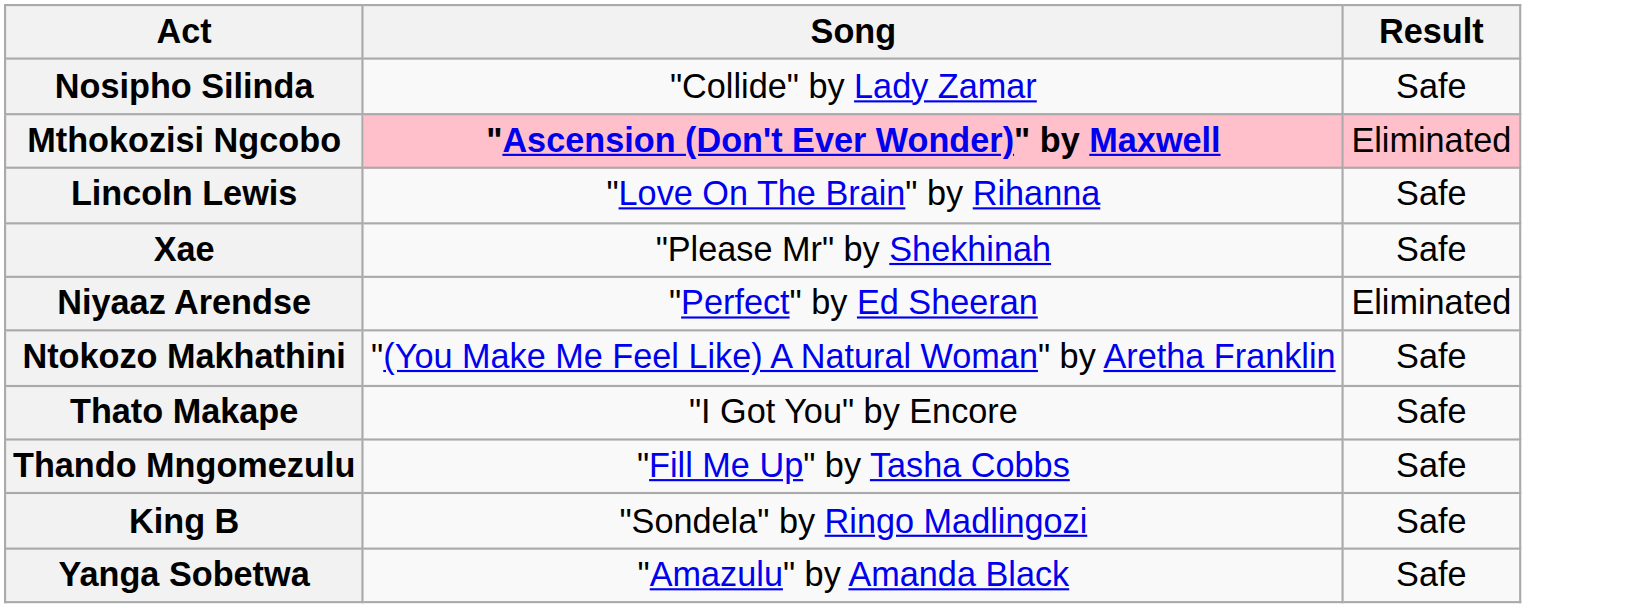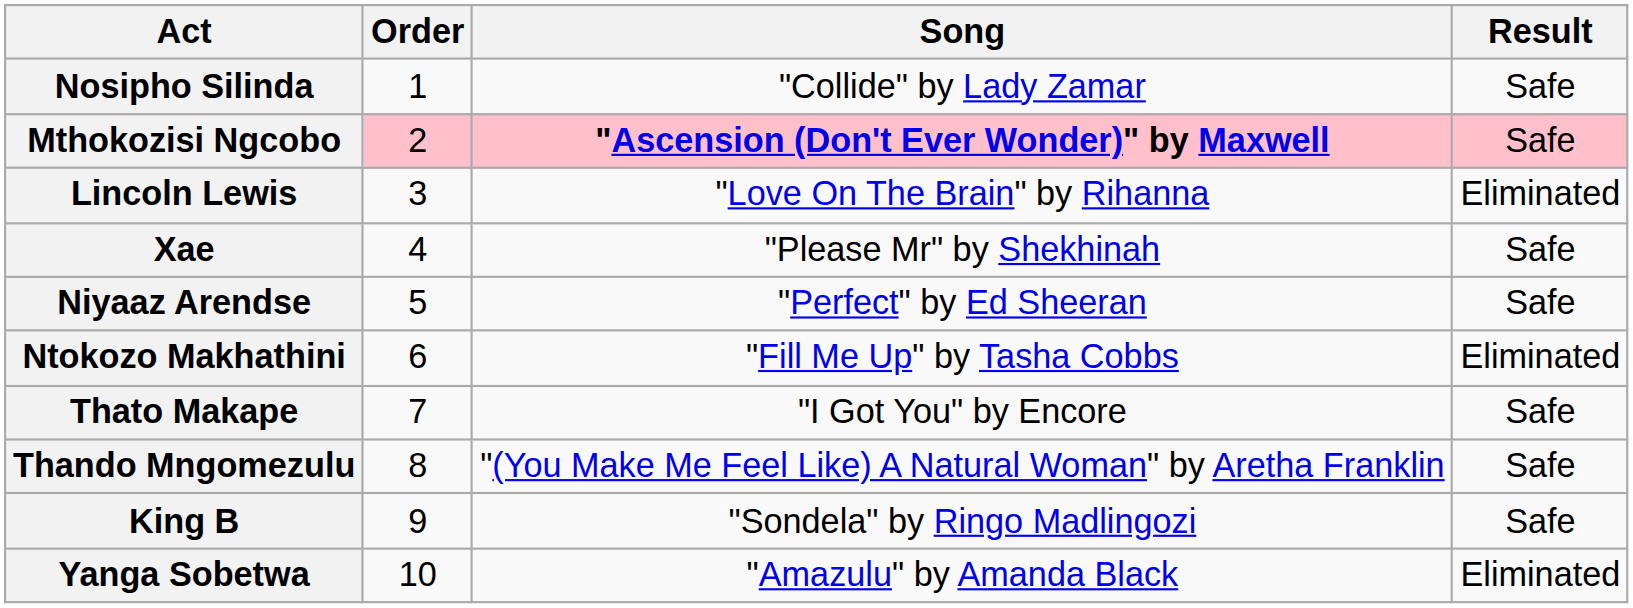+ column: (418, 31)
(1431, 140) Eliminated -> (1540, 140) Safe
(1431, 194) Safe -> (1540, 194) Eliminated
(1431, 303) Eliminated -> (1540, 303) Safe
(853, 357) "(You Make Me Feel Like) A Natural Woman" by Aretha Franklin -> (962, 357) "Fill Me Up" by Tasha Cobbs
(1431, 357) Safe -> (1540, 357) Eliminated
(853, 466) "Fill Me Up" by Tasha Cobbs -> (962, 466) "(You Make Me Feel Like) A Natural Woman" by Aretha Franklin
(1431, 574) Safe -> (1540, 574) Eliminated
